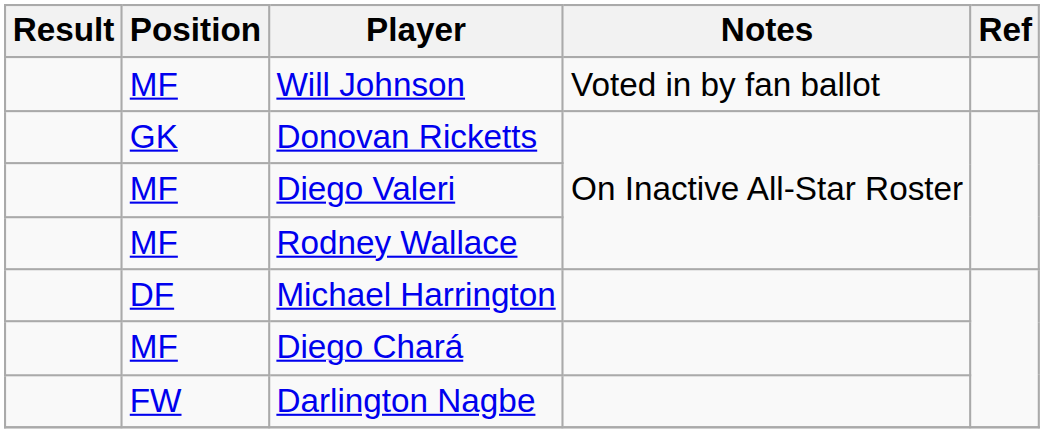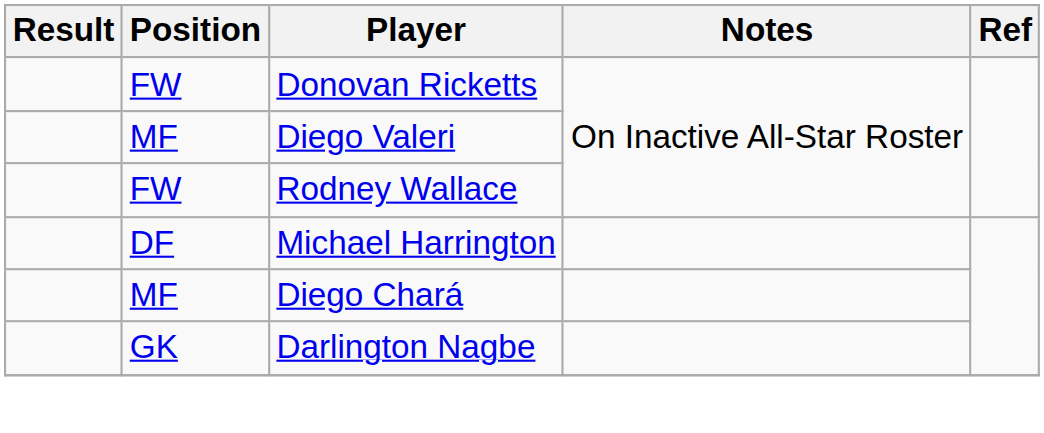- row: (371, 83)
(154, 136) GK -> (156, 83) FW
(154, 242) MF -> (156, 189) FW
(156, 400) FW -> (154, 347) GK
